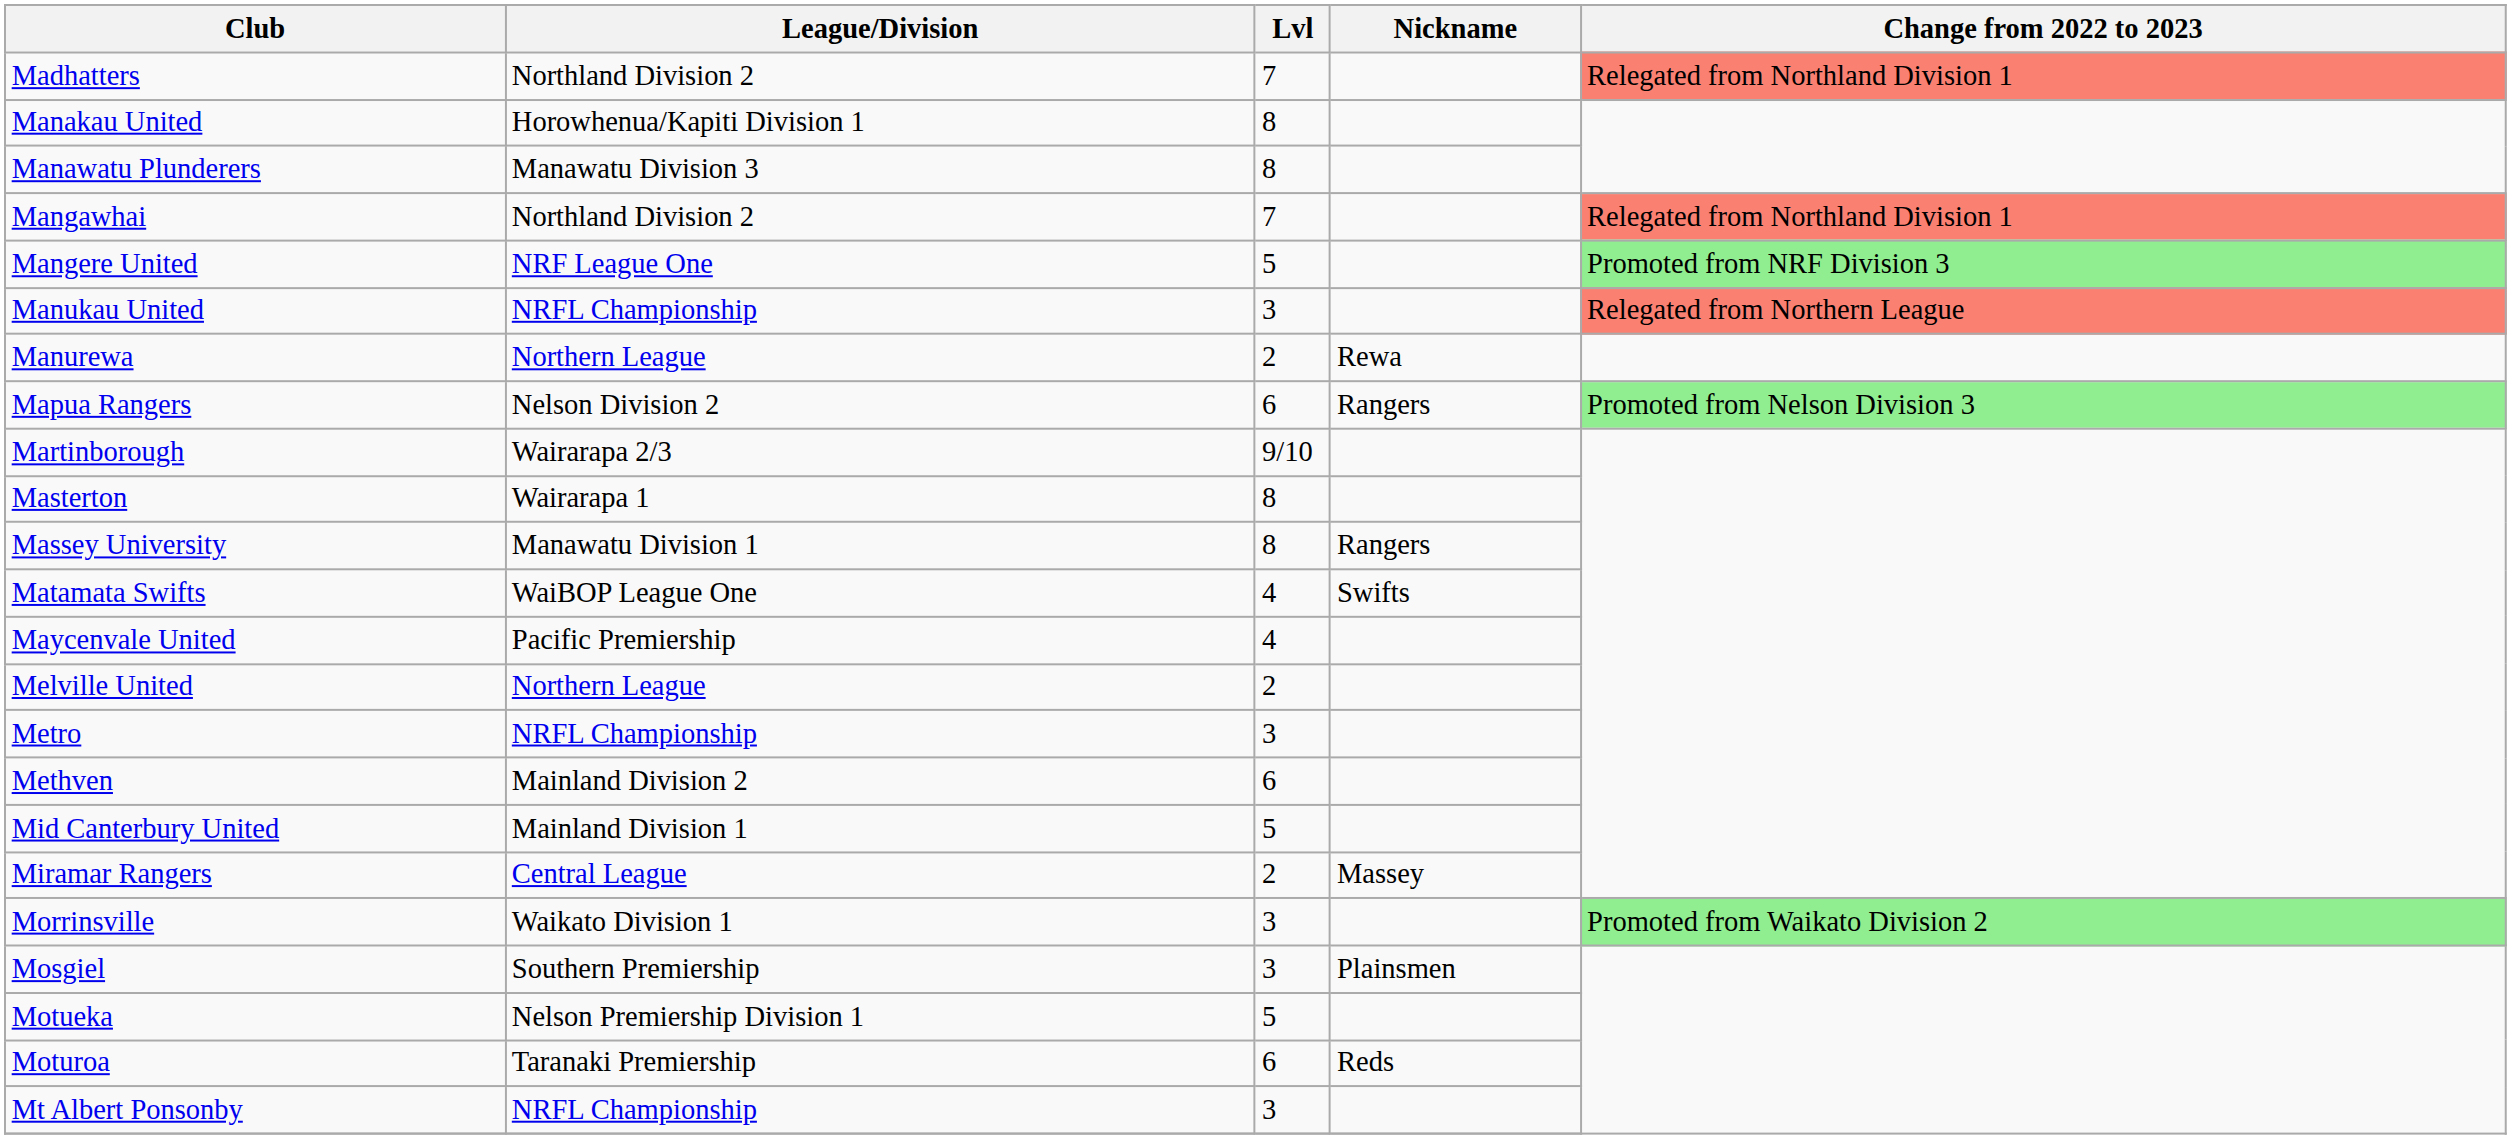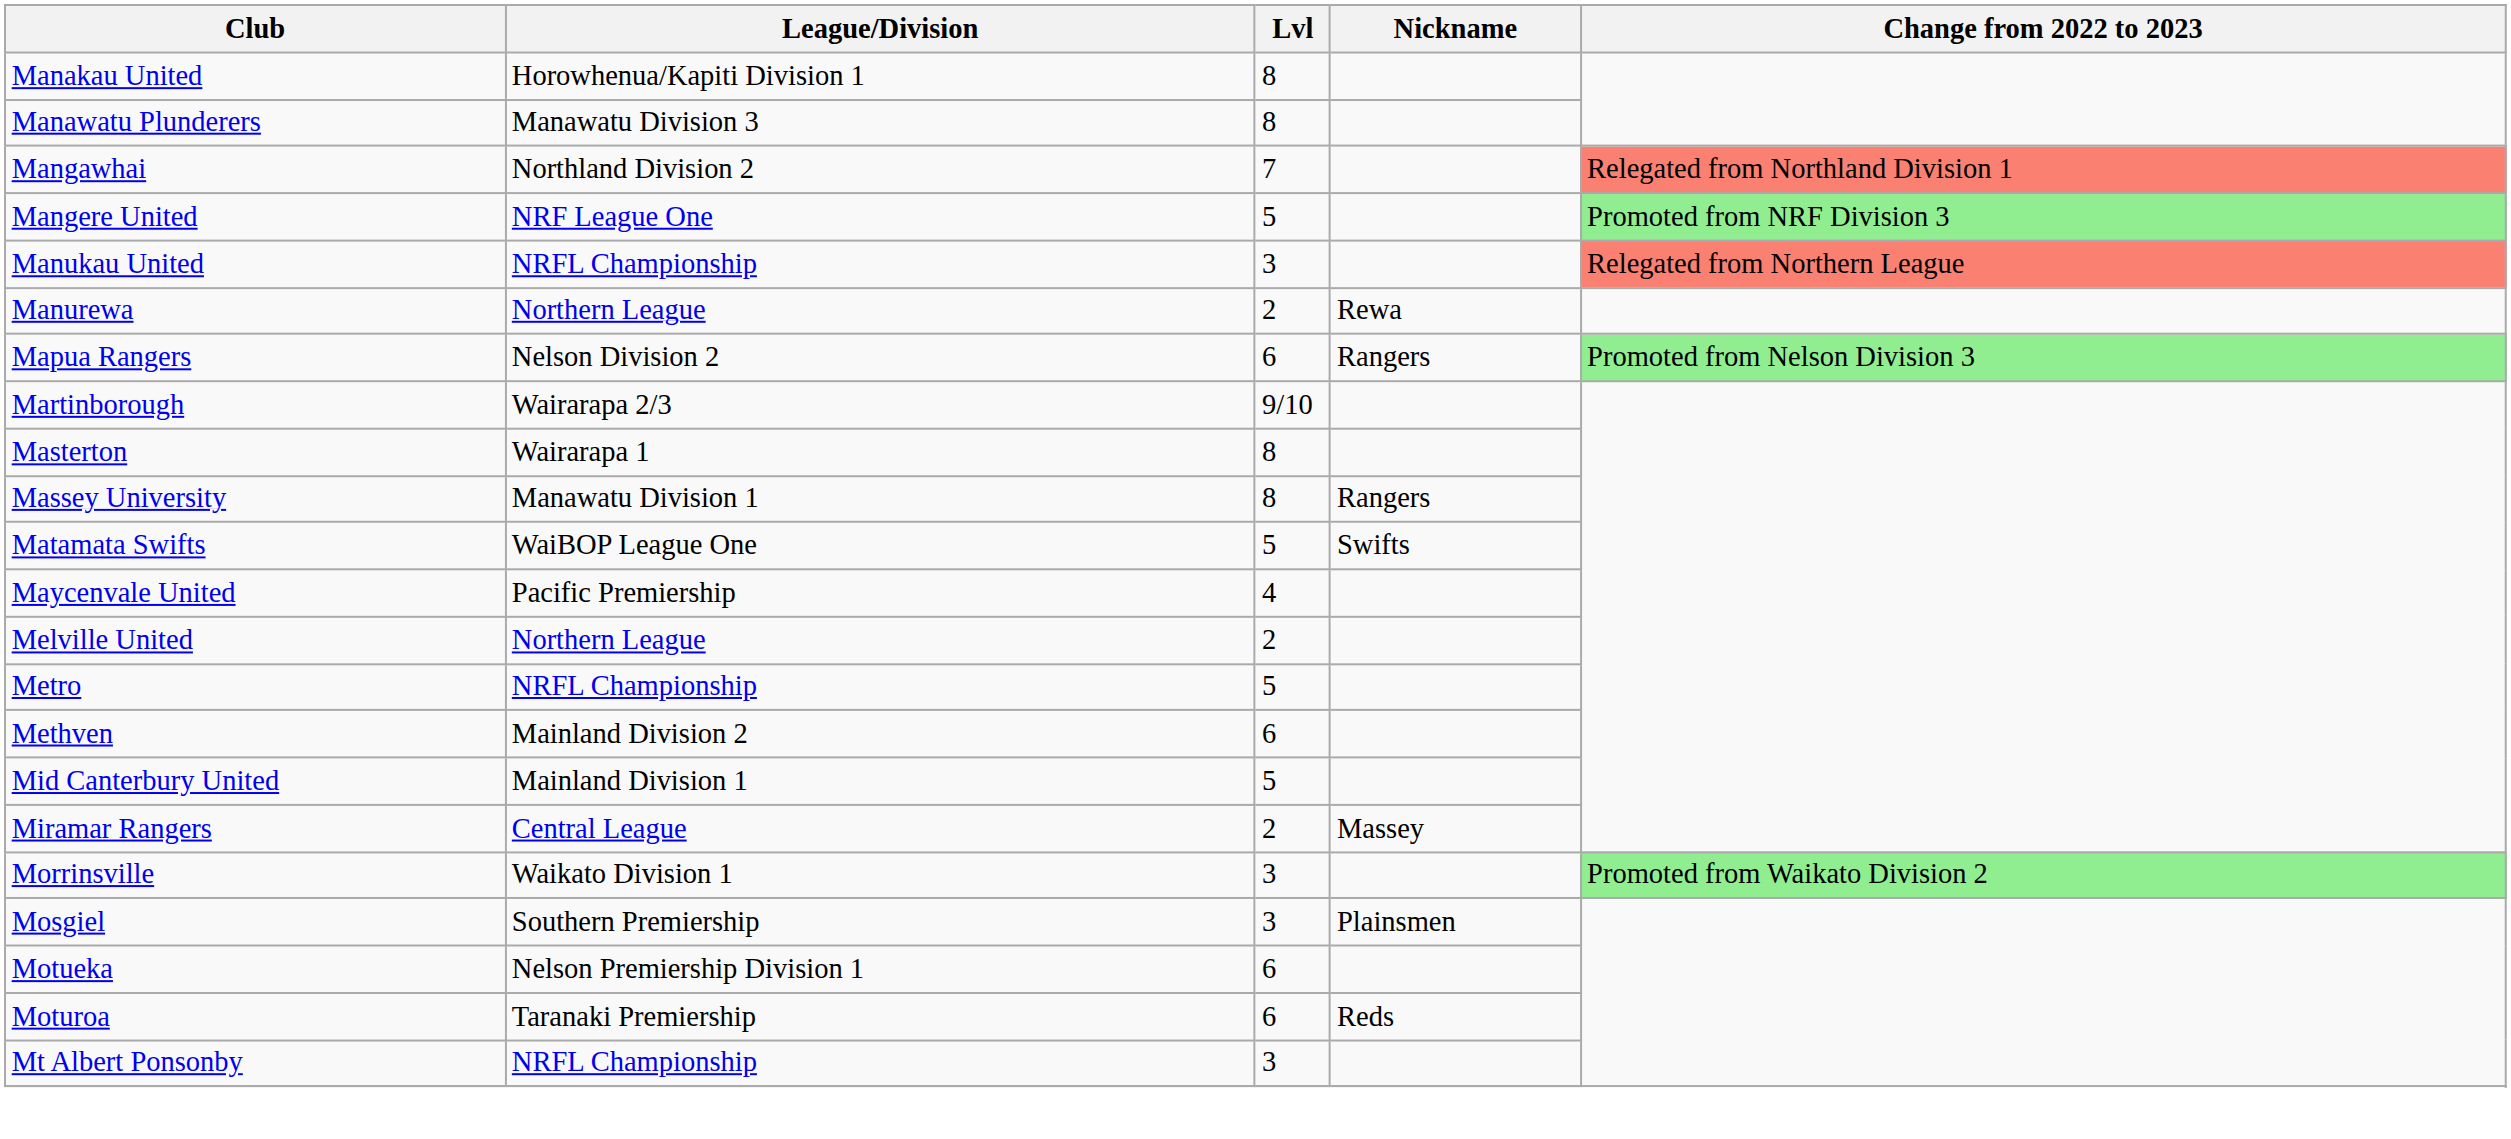- row: (76, 75)
(1269, 592) 4 -> (1269, 545) 5
(1269, 733) 3 -> (1269, 686) 5
(1269, 1015) 5 -> (1269, 968) 6
